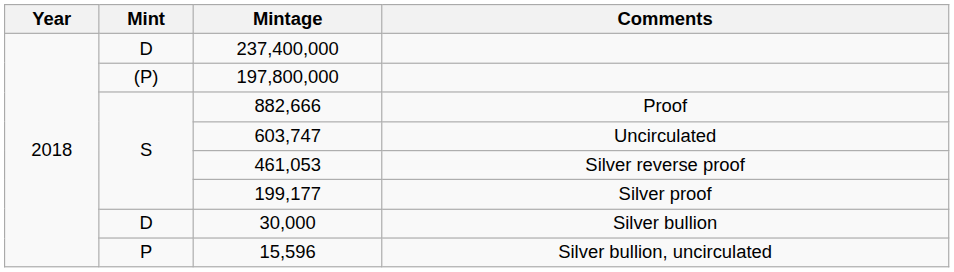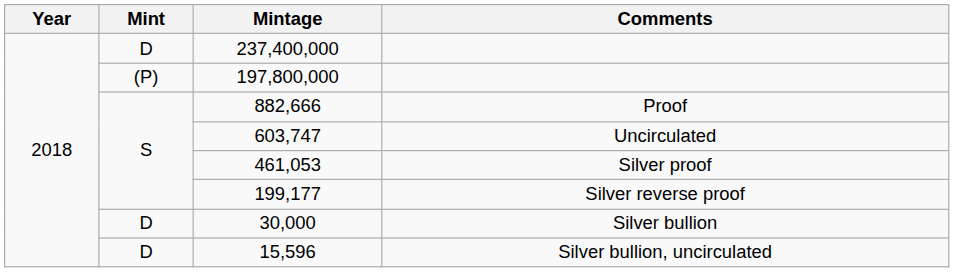(665, 164) Silver reverse proof -> (665, 164) Silver proof
(665, 194) Silver proof -> (665, 194) Silver reverse proof
(146, 252) P -> (146, 252) D
